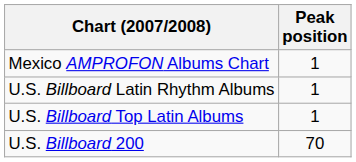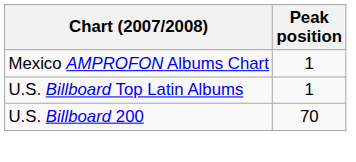- row: (141, 90)
